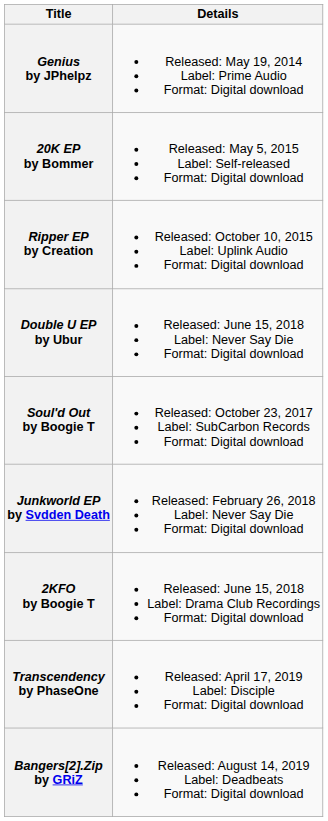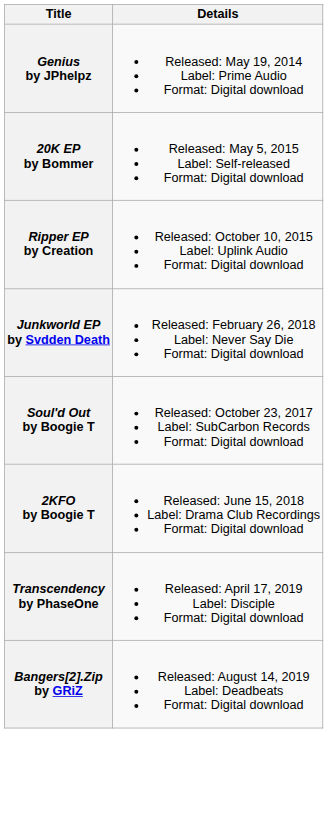- row: (59, 332)
rows swapped: (59, 420) <-> (59, 508)
